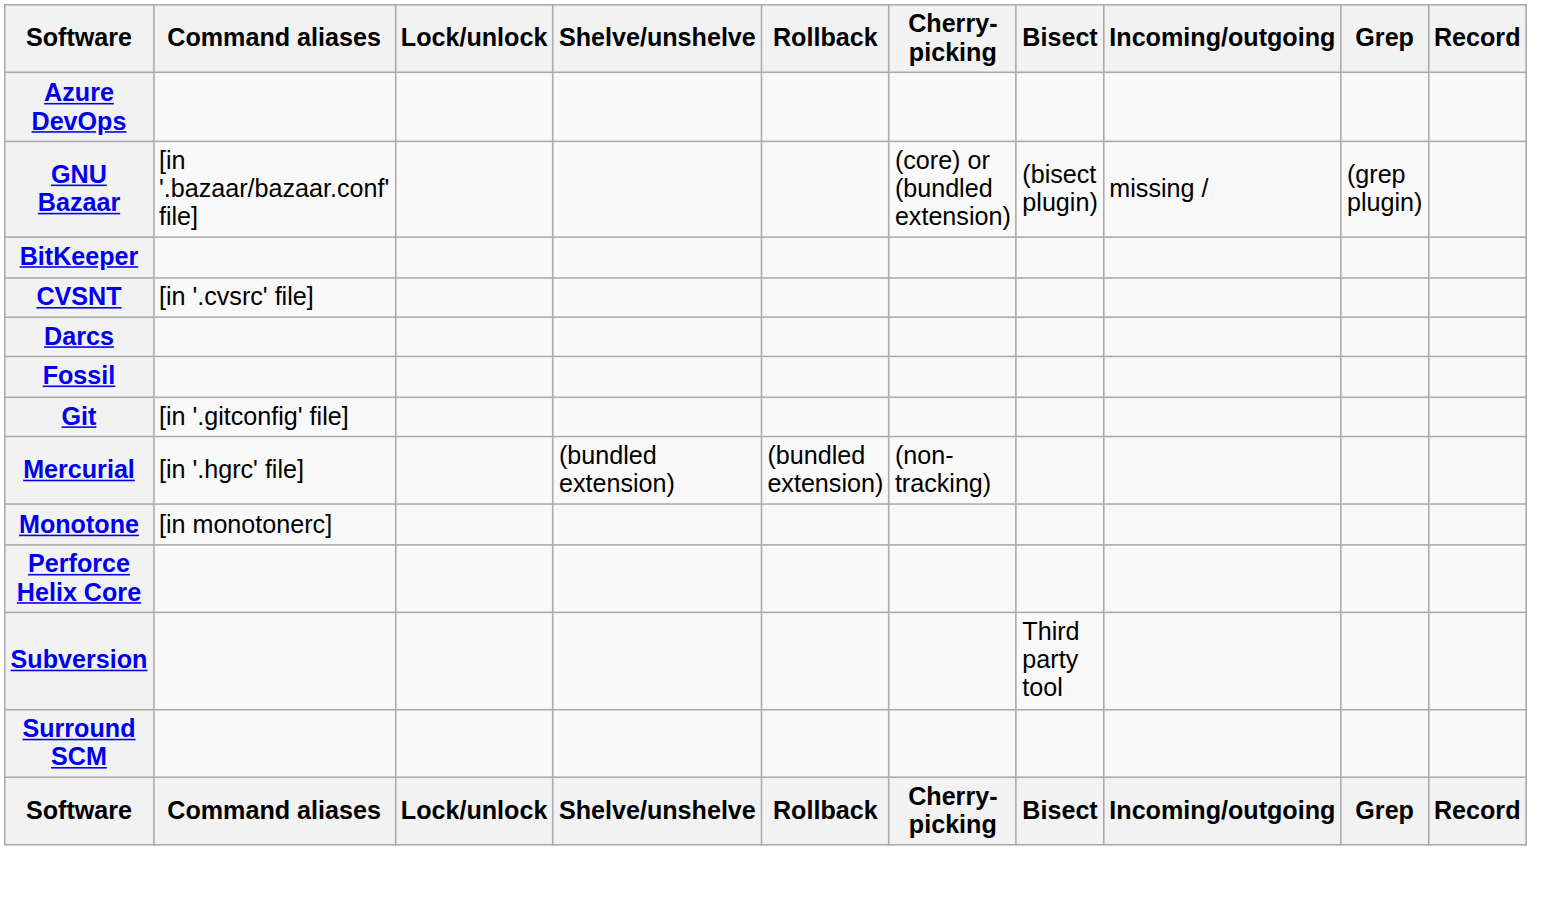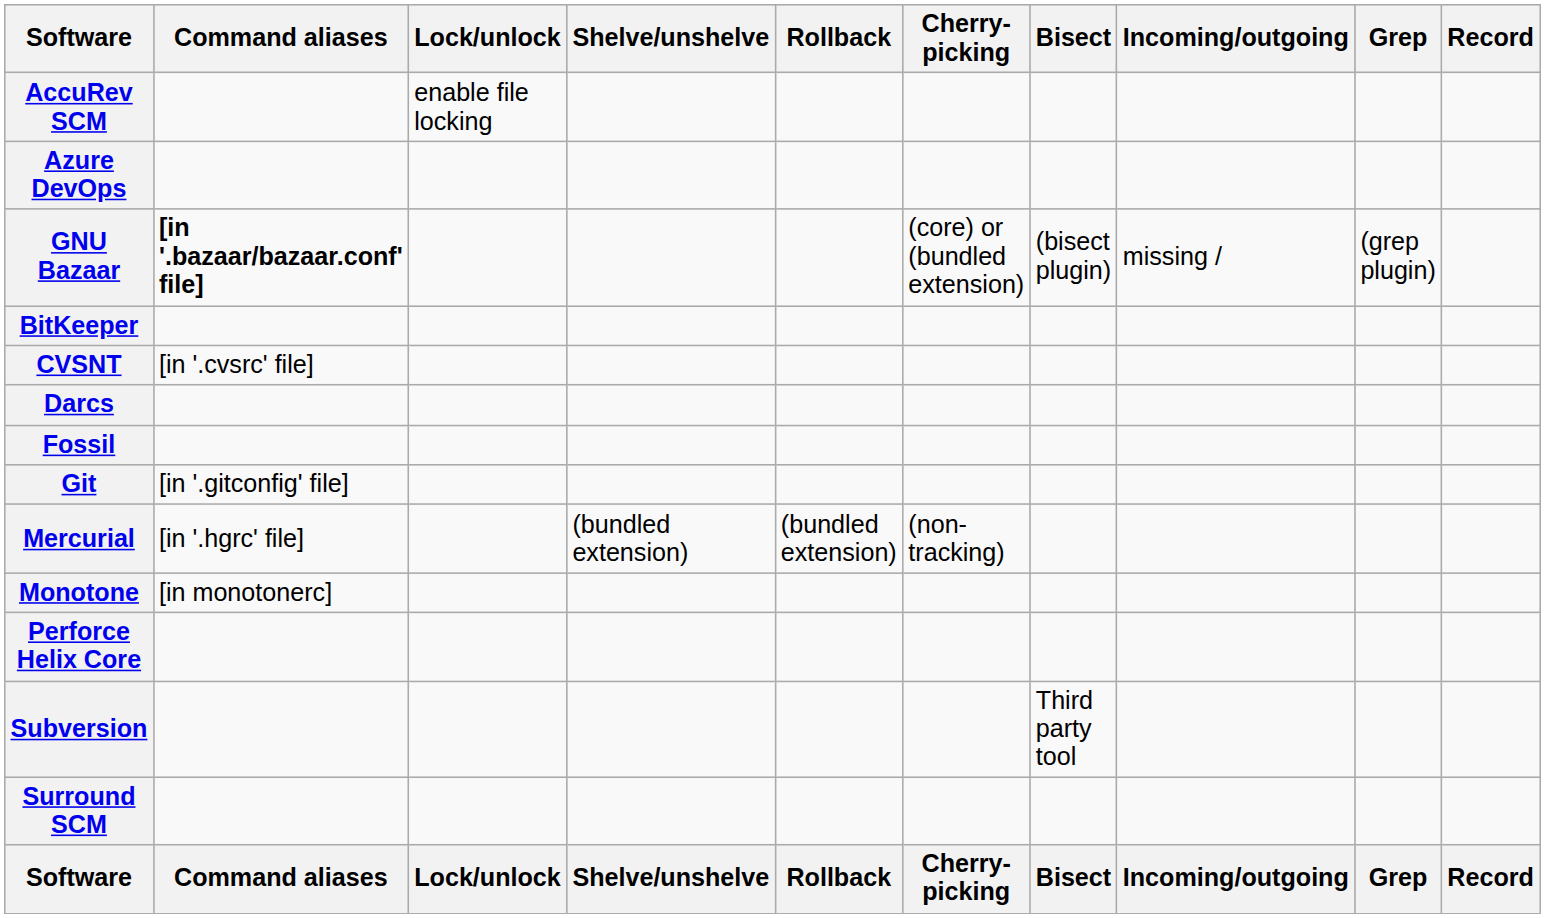+ row: (79, 106)
(274, 188) normal -> (281, 256) bold
